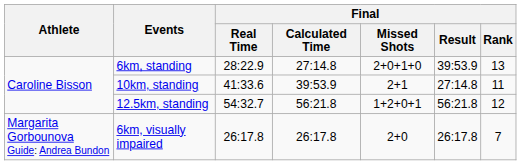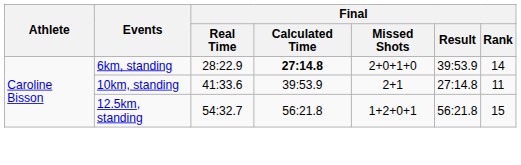(316, 66) normal -> (302, 66) bold
(498, 66) 13 -> (498, 66) 14
(498, 104) 12 -> (498, 111) 15
- row: (151, 137)
